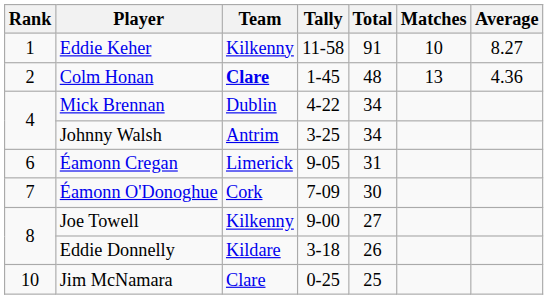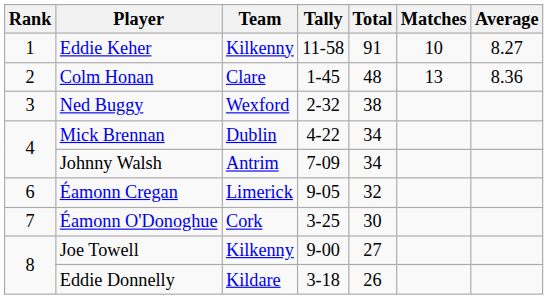(248, 76) bold -> (246, 76) normal
(507, 76) 4.36 -> (507, 76) 8.36
+ row: (102, 105)
(323, 134) 3-25 -> (323, 163) 7-09
(372, 163) 31 -> (372, 192) 32
(323, 192) 7-09 -> (323, 221) 3-25
- row: (116, 279)
